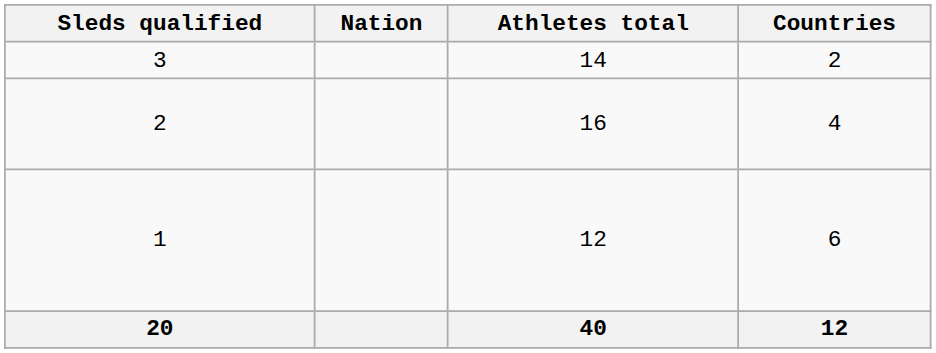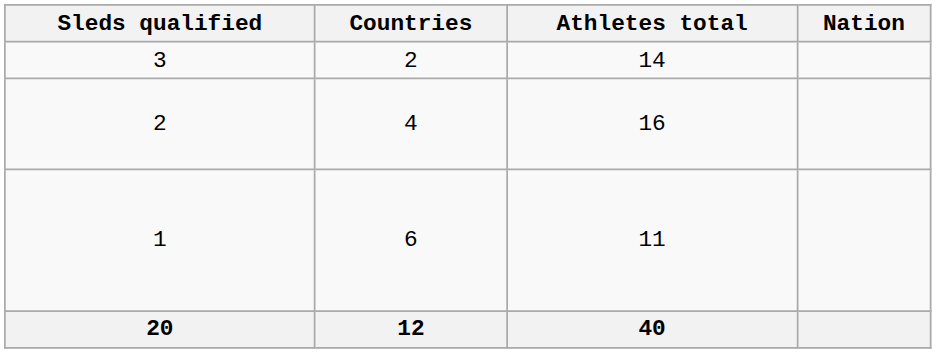columns swapped: (835, 23) <-> (381, 23)
(593, 240) 12 -> (652, 240) 11
